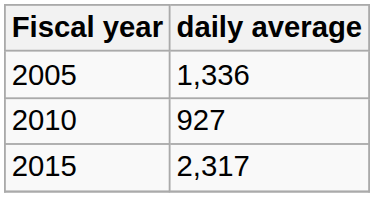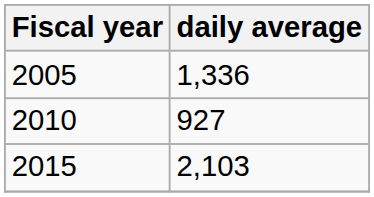(213, 167) 2,317 -> (213, 167) 2,103
